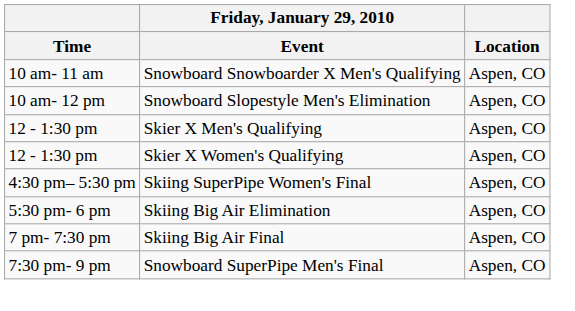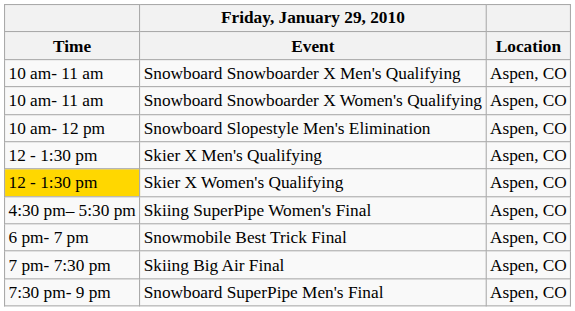+ row: (313, 100)
(53, 155) no background -> (53, 182) gold background
- row: (237, 210)
+ row: (245, 237)
